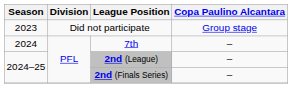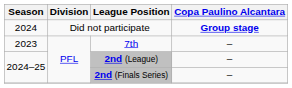(26, 28) 2023 -> (26, 28) 2024
(230, 28) normal -> (230, 28) bold
(26, 43) 2024 -> (26, 43) 2023
